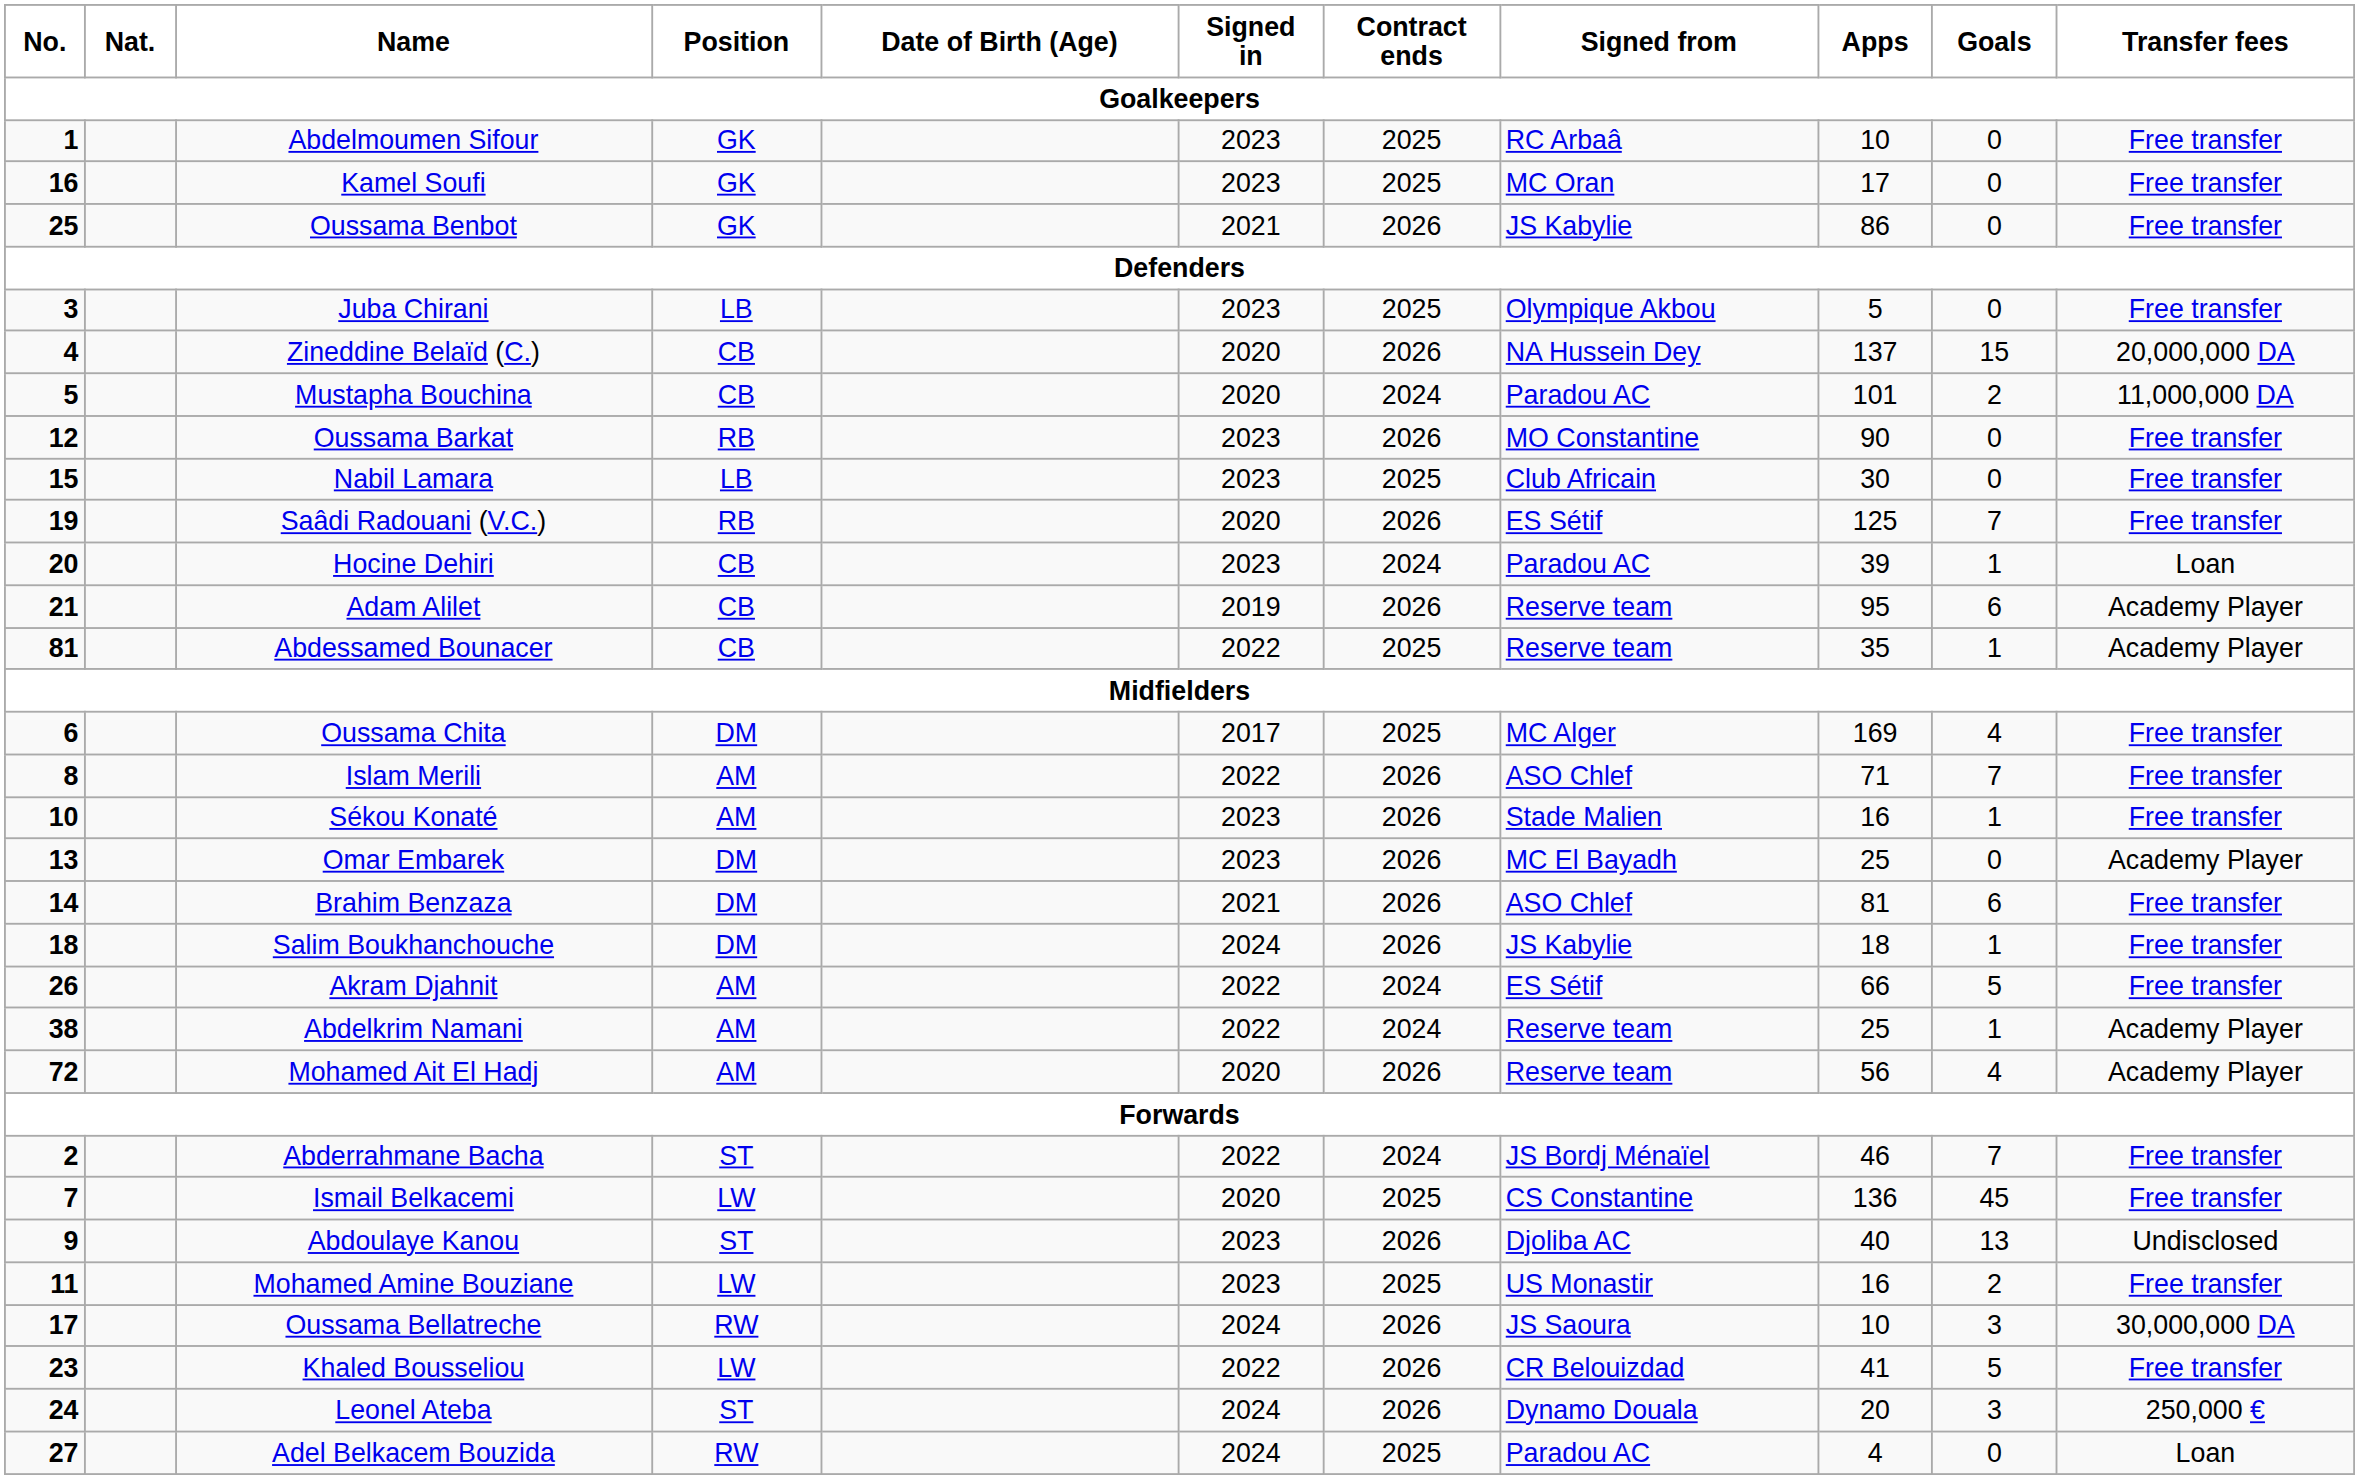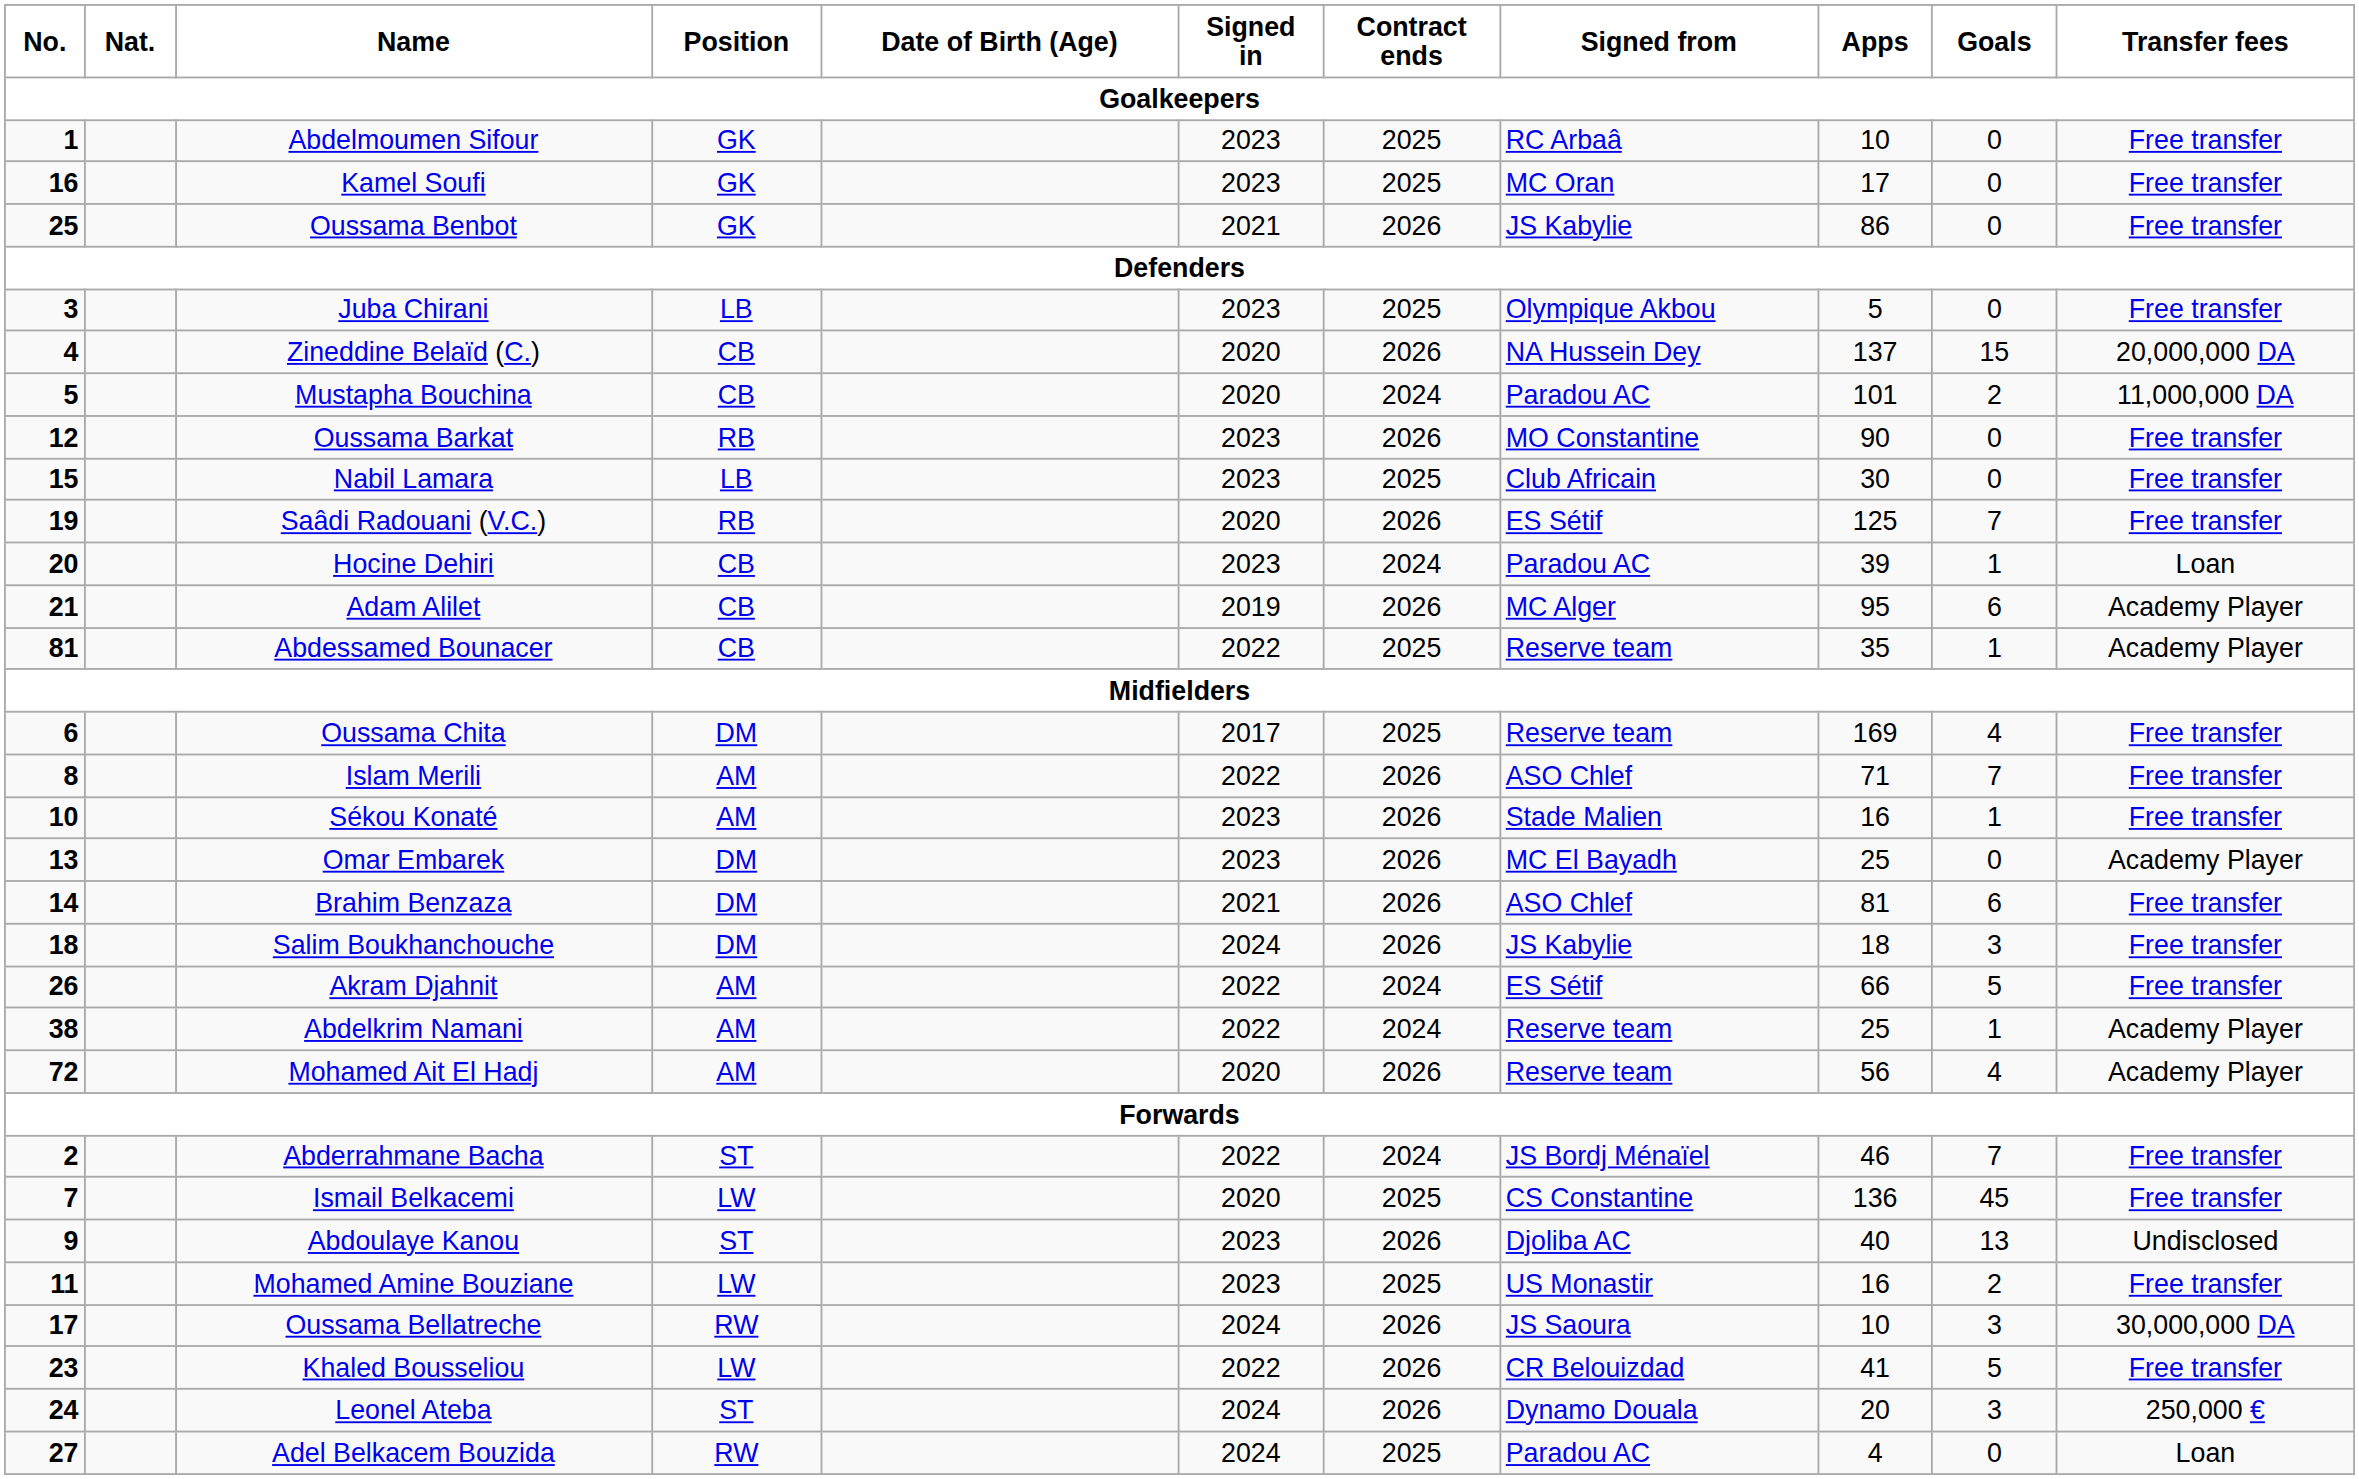(1589, 606) Reserve team -> (1561, 606) MC Alger
(1561, 733) MC Alger -> (1589, 733) Reserve team
(1994, 945) 1 -> (1994, 945) 3
